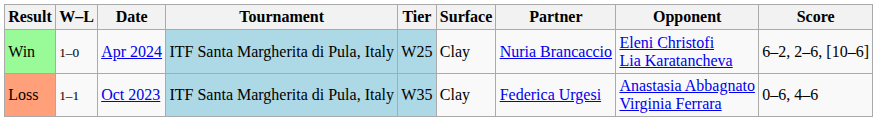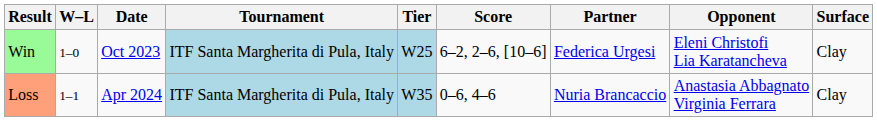columns swapped: (466, 17) <-> (816, 17)
(132, 51) Apr 2024 -> (131, 51) Oct 2023
(556, 51) Nuria Brancaccio -> (605, 51) Federica Urgesi
(131, 94) Oct 2023 -> (132, 94) Apr 2024
(550, 94) Federica Urgesi -> (610, 94) Nuria Brancaccio
